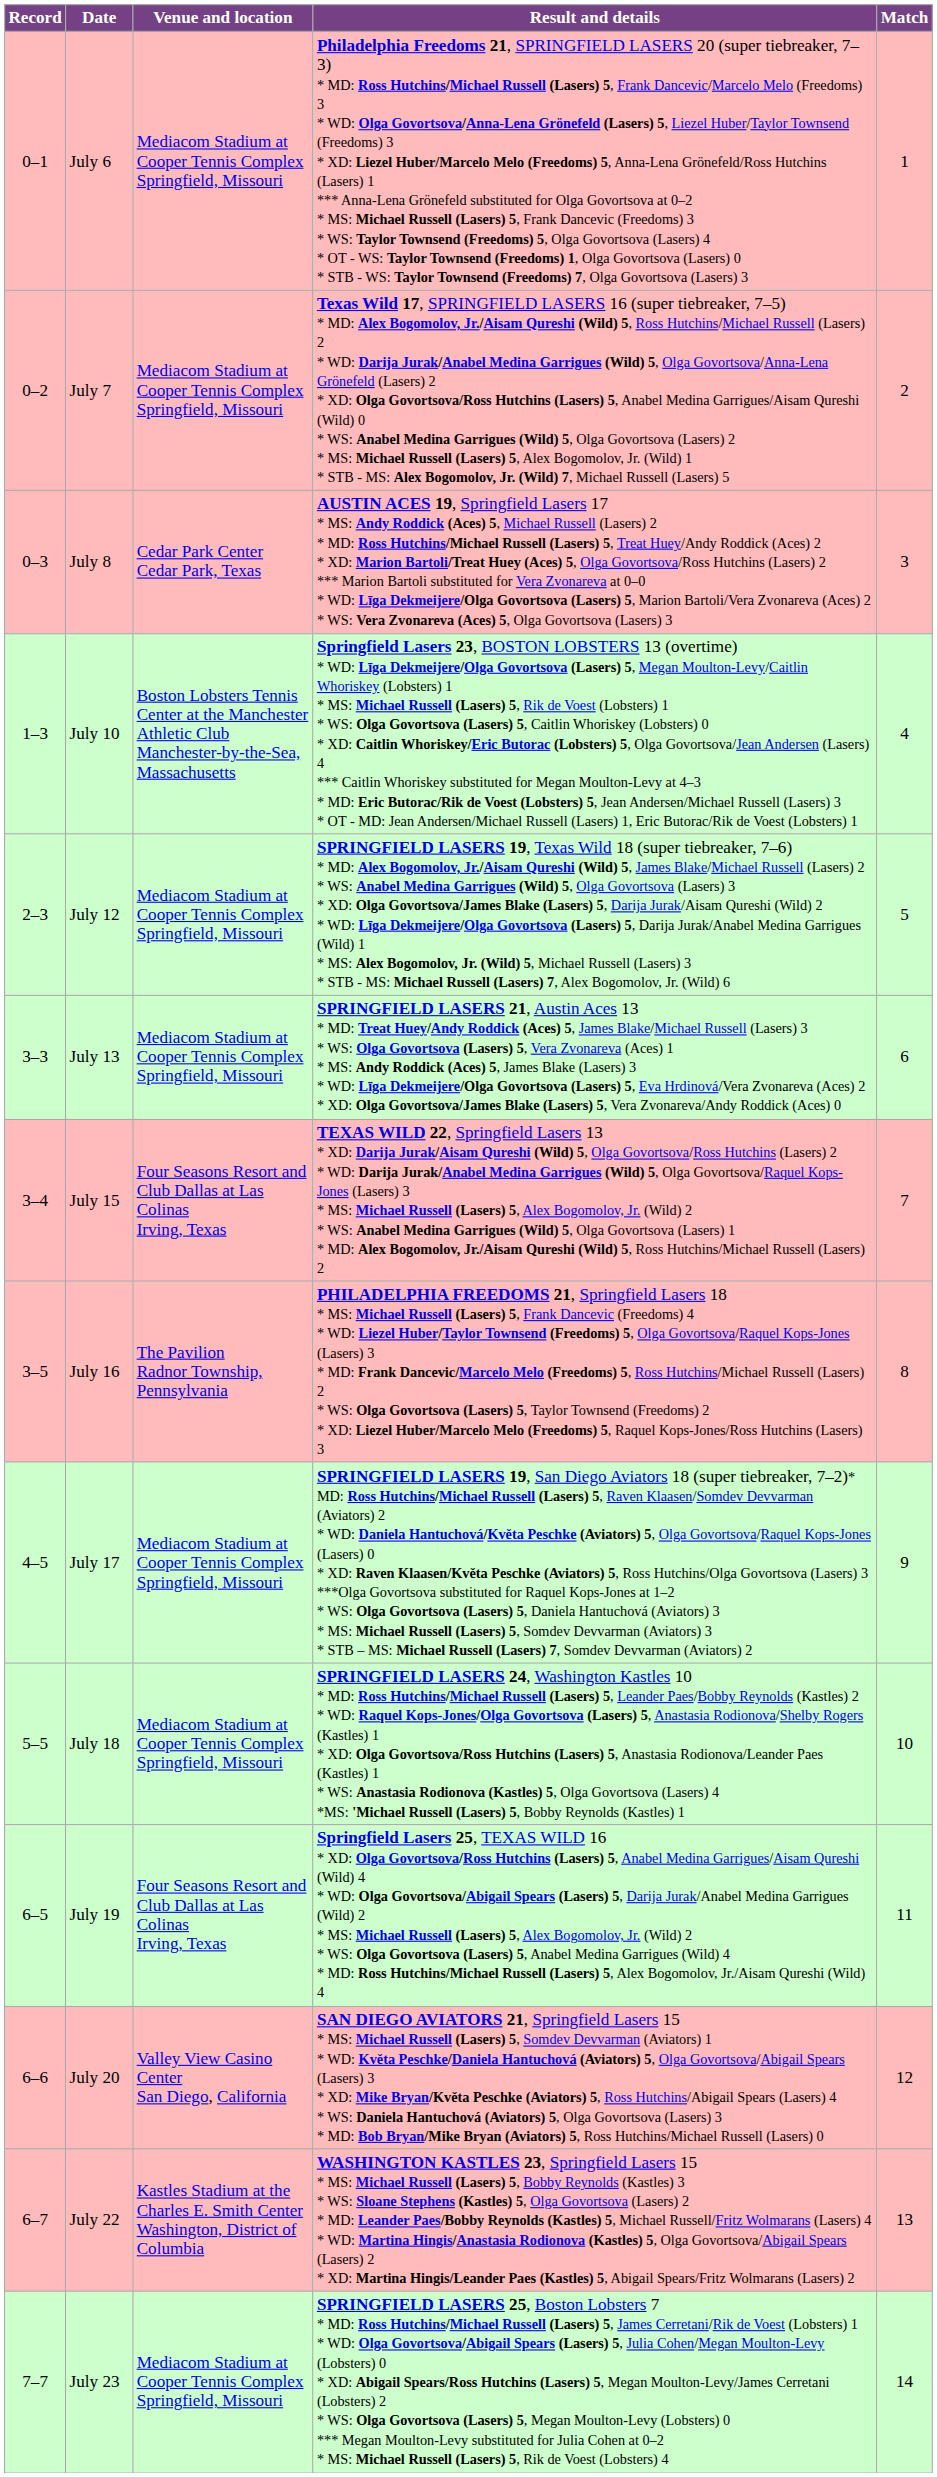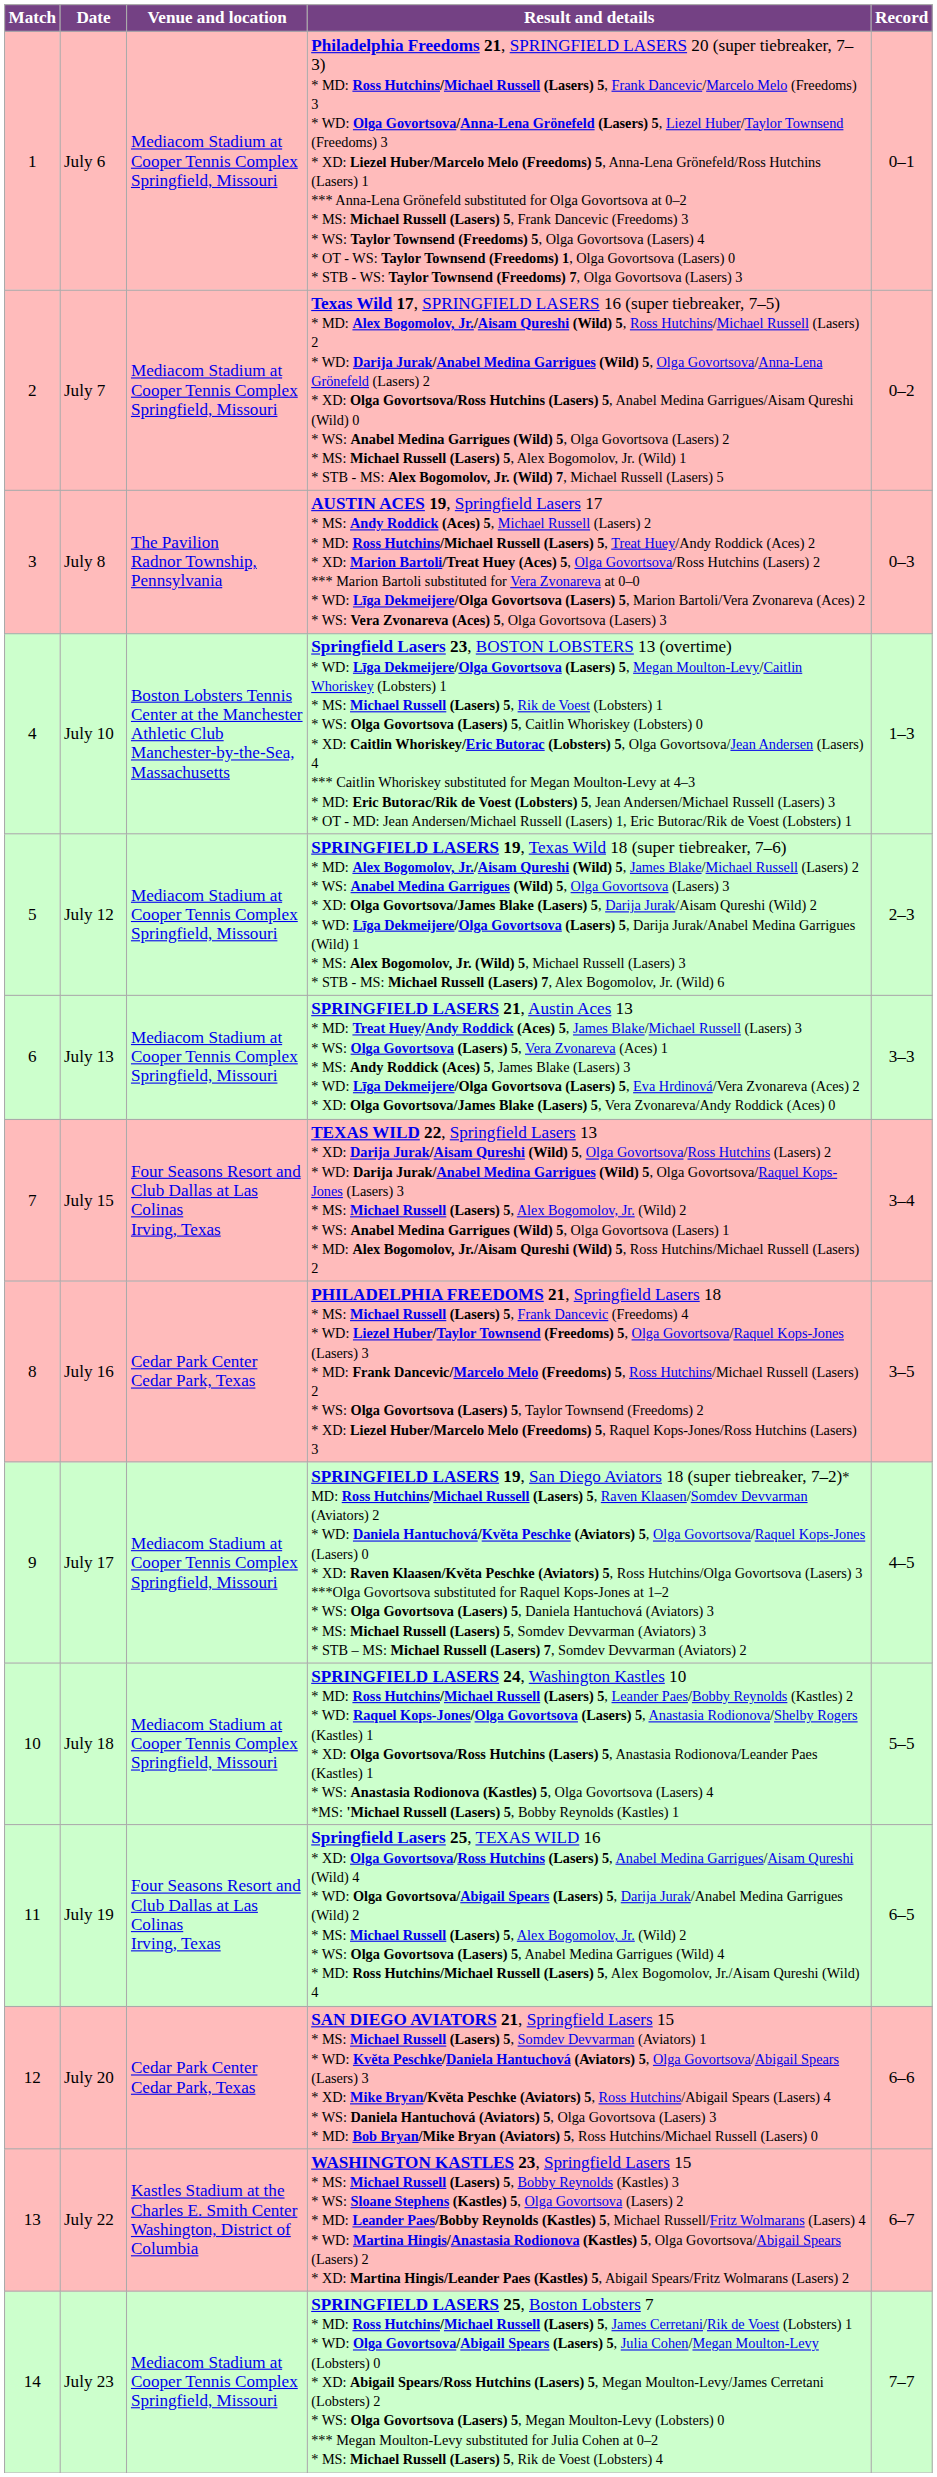columns swapped: (904, 18) <-> (35, 18)
(200, 561) Cedar Park Center Cedar Park, Texas -> (194, 561) The Pavilion Radnor Township, Pennsylvania
(200, 1371) The Pavilion Radnor Township, Pennsylvania -> (194, 1371) Cedar Park Center Cedar Park, Texas
(212, 2077) Valley View Casino Center San Diego, California -> (194, 2077) Cedar Park Center Cedar Park, Texas
